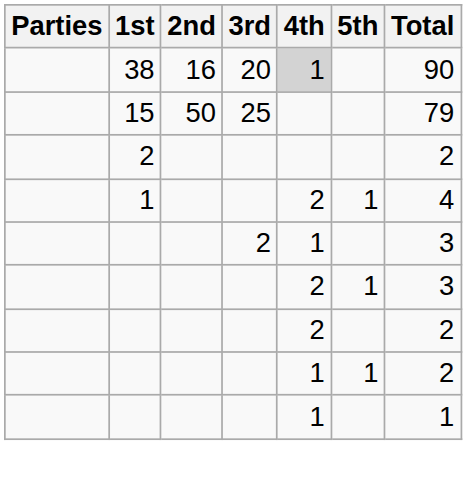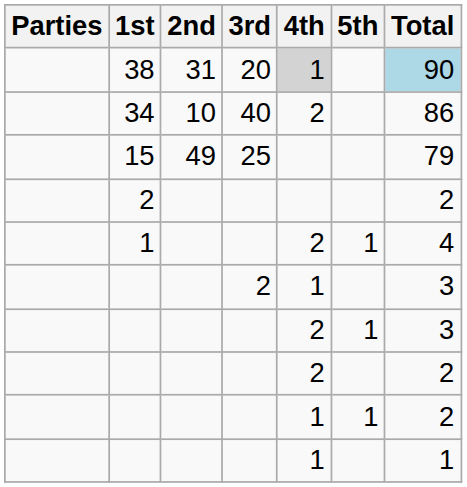(201, 69) 16 -> (201, 69) 31
(439, 69) no background -> (439, 69) lightblue background
+ row: (139, 112)
(201, 112) 50 -> (201, 156) 49
